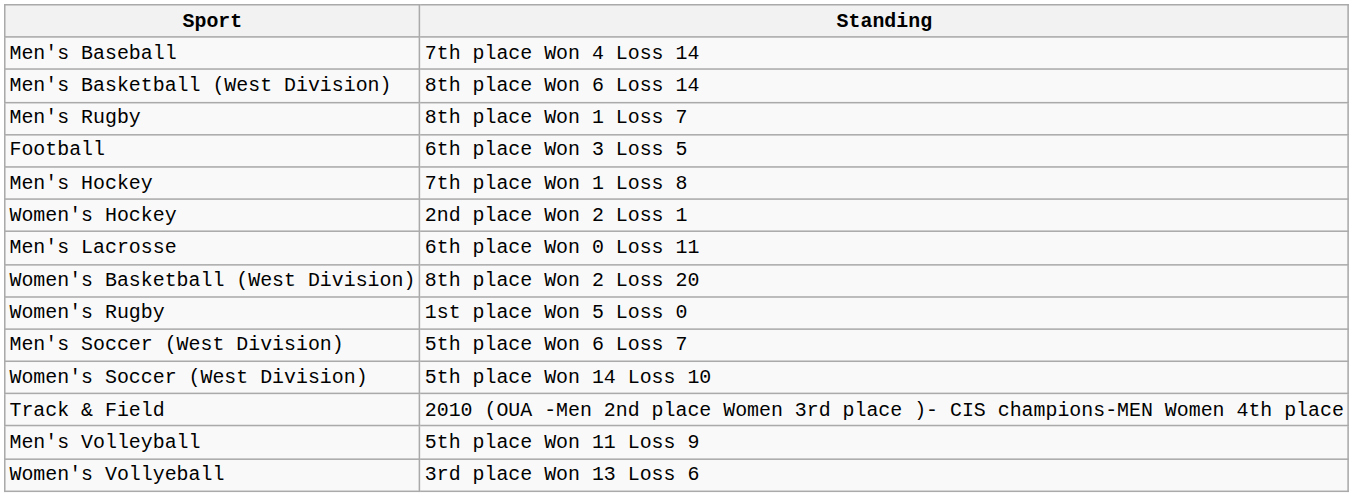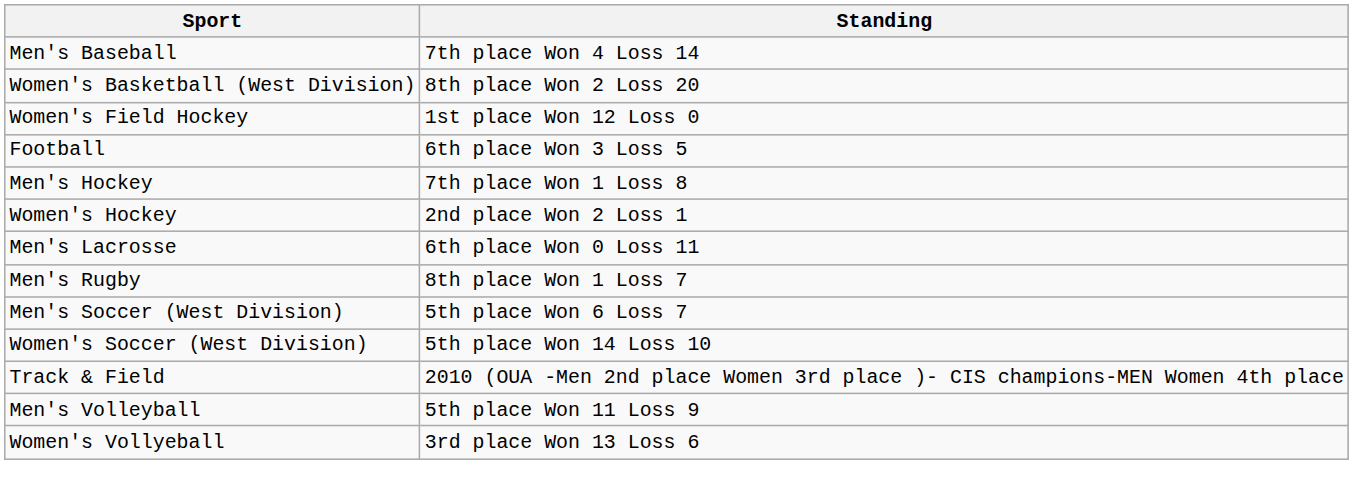- row: (200, 86)
rows swapped: (212, 280) <-> (75, 118)
+ row: (129, 118)
- row: (87, 313)
